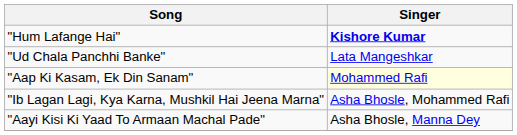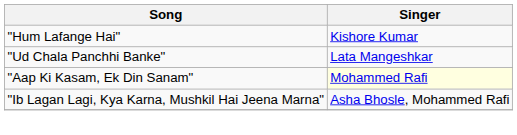(378, 36) bold -> (374, 36) normal
- row: (136, 120)
